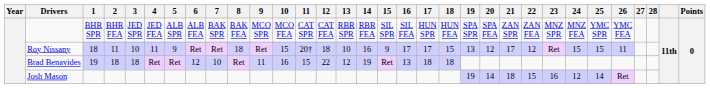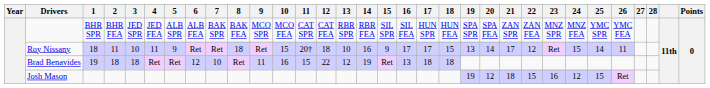(490, 48) 12 -> (490, 48) 14
(600, 48) 15 -> (600, 48) 14
(490, 76) 14 -> (490, 76) 12
(600, 76) 14 -> (600, 76) 15
